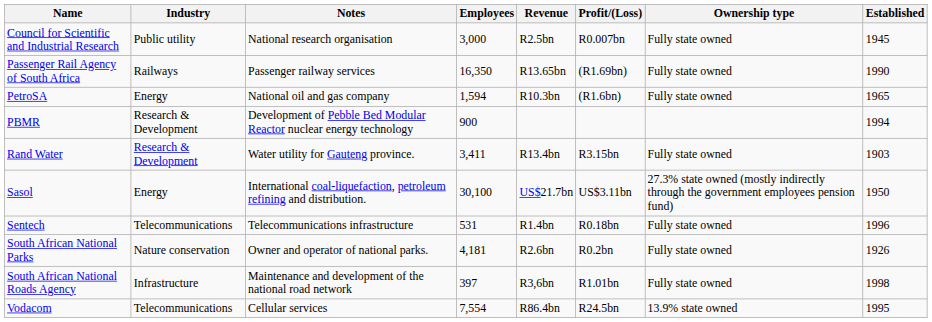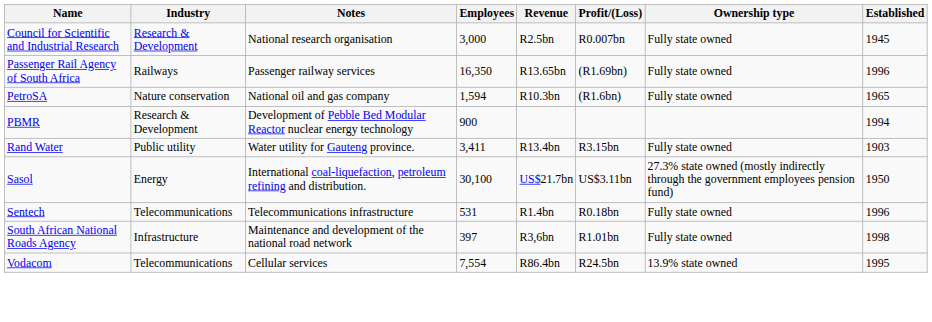(165, 39) Public utility -> (166, 39) Research & Development
(878, 71) 1990 -> (878, 71) 1996
(151, 96) Energy -> (182, 96) Nature conservation
(166, 154) Research & Development -> (165, 147) Public utility
- row: (62, 250)
